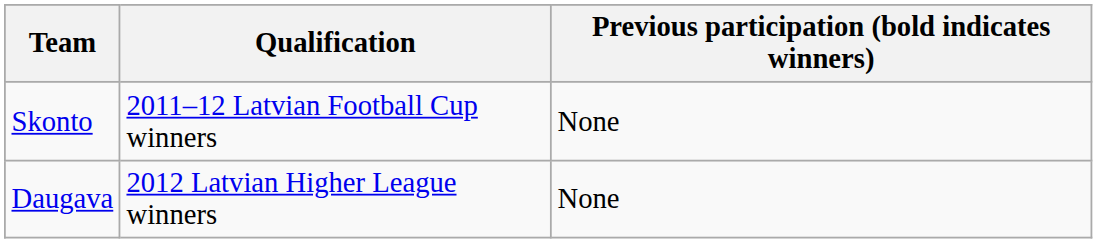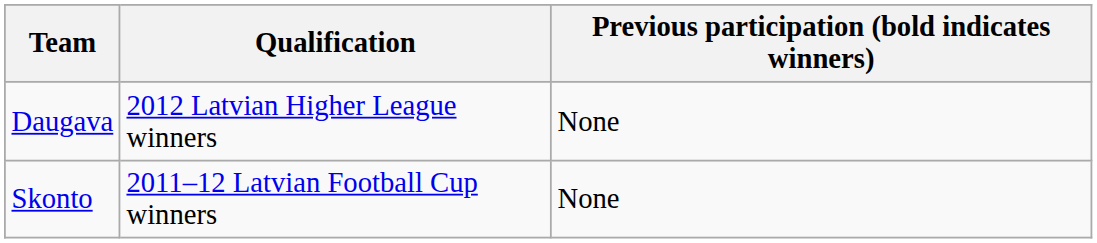rows swapped: (62, 198) <-> (52, 120)
